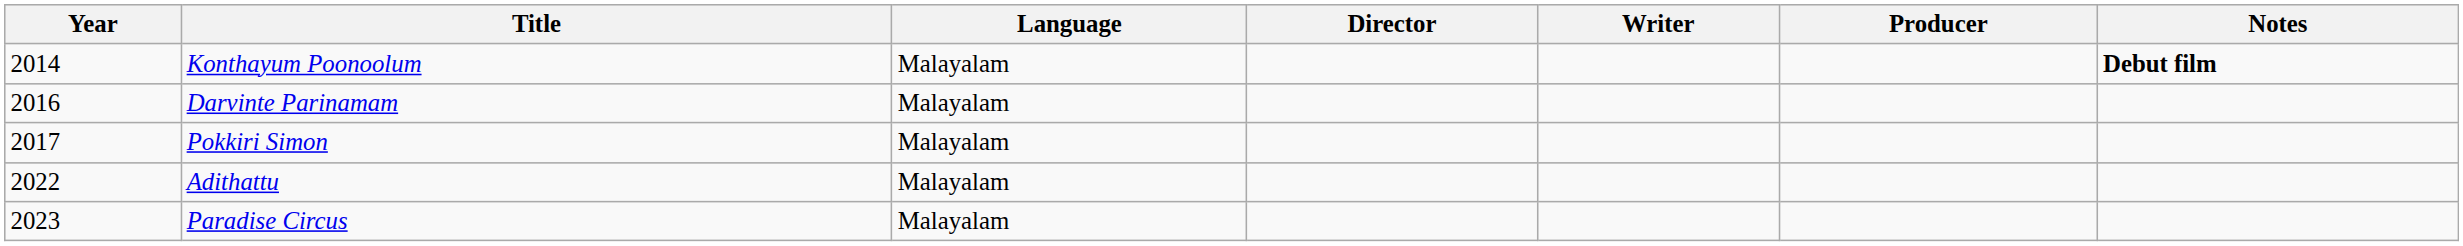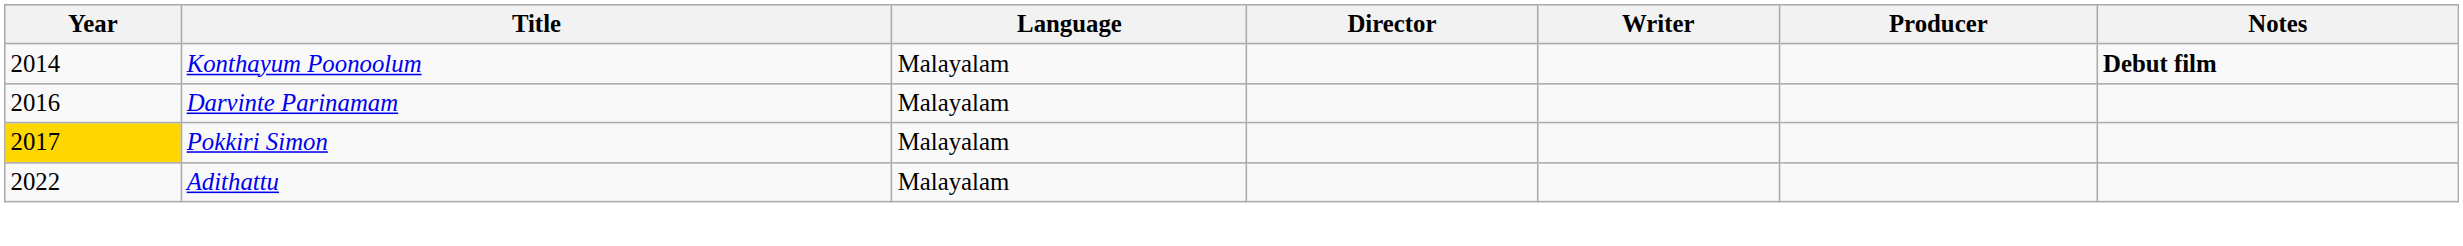(35, 142) no background -> (35, 142) gold background
- row: (267, 220)
